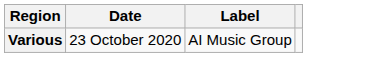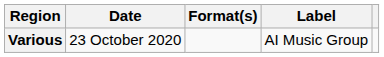+ column: (223, 16)
